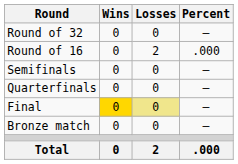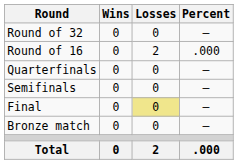rows swapped: (52, 88) <-> (42, 70)
(116, 107) gold background -> (116, 107) no background
